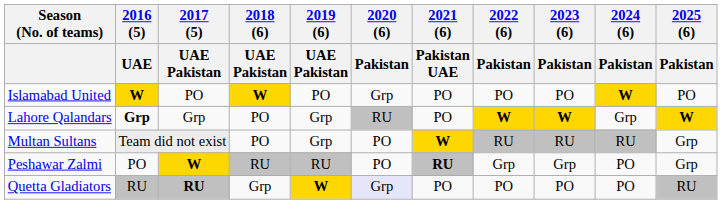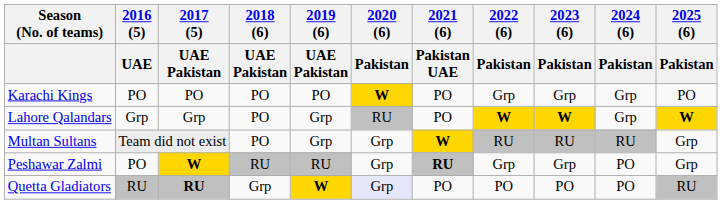- row: (59, 94)
+ row: (50, 94)
(137, 118) bold -> (137, 118) normal
(382, 141) PO -> (382, 141) Grp
(382, 164) PO -> (382, 164) Grp
